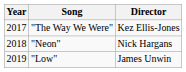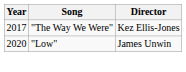- row: (46, 43)
(17, 59) 2019 -> (17, 43) 2020
